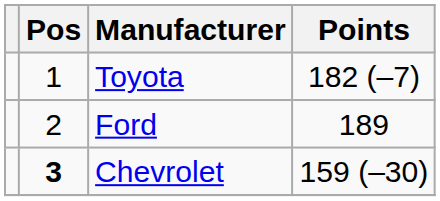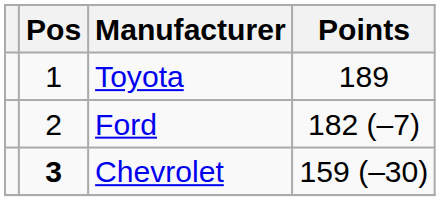(364, 77) 182 (–7) -> (364, 77) 189
(364, 124) 189 -> (364, 124) 182 (–7)
